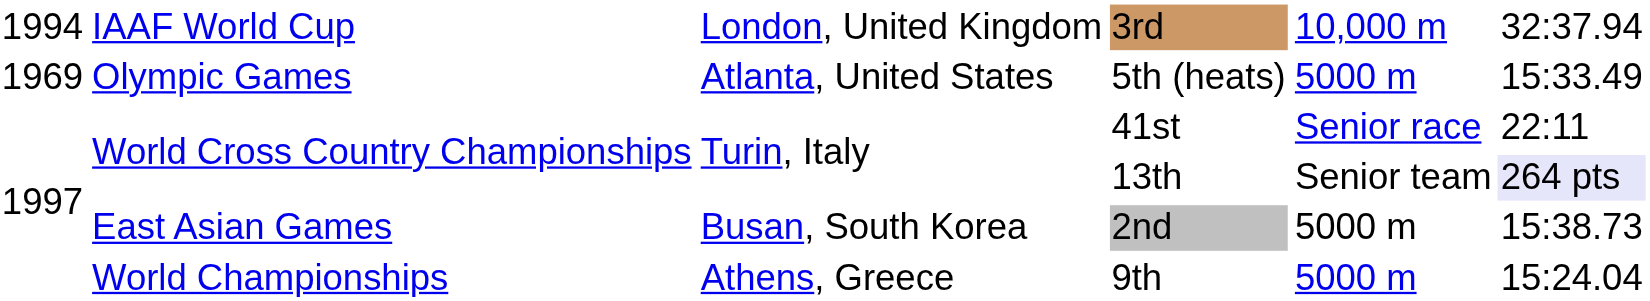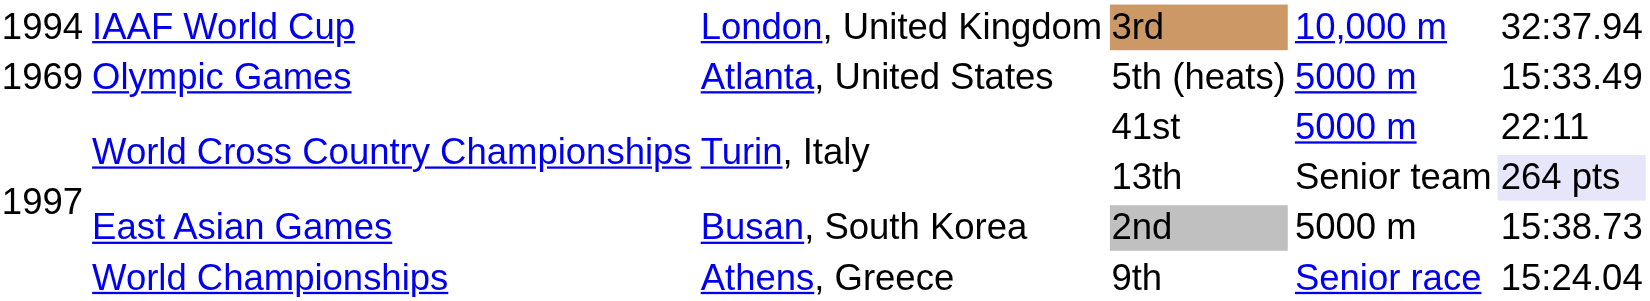(1388, 127) Senior race -> (1356, 127) 5000 m
(1356, 277) 5000 m -> (1388, 277) Senior race
